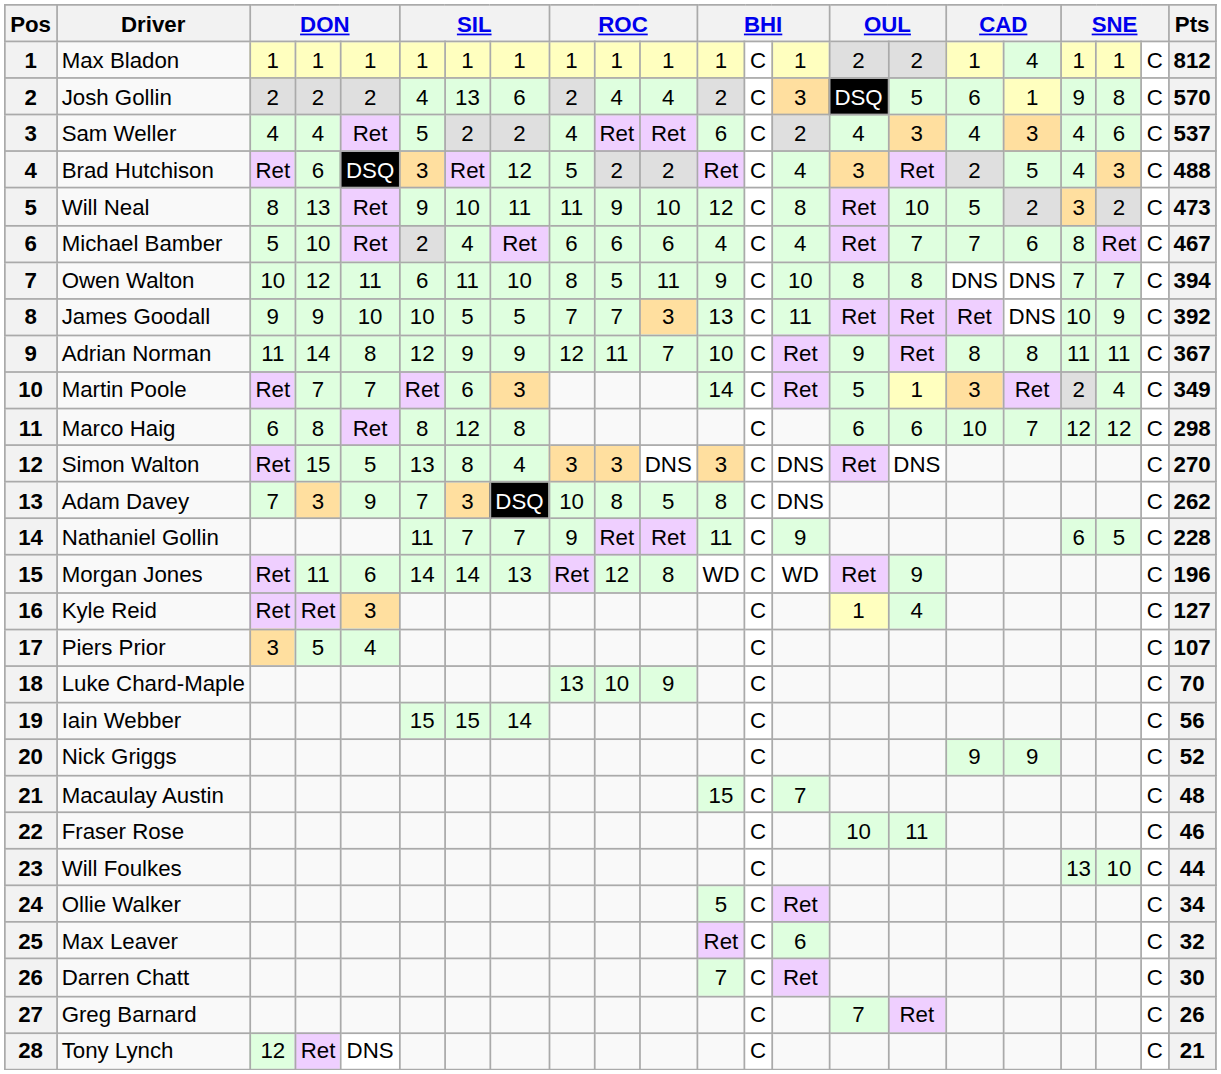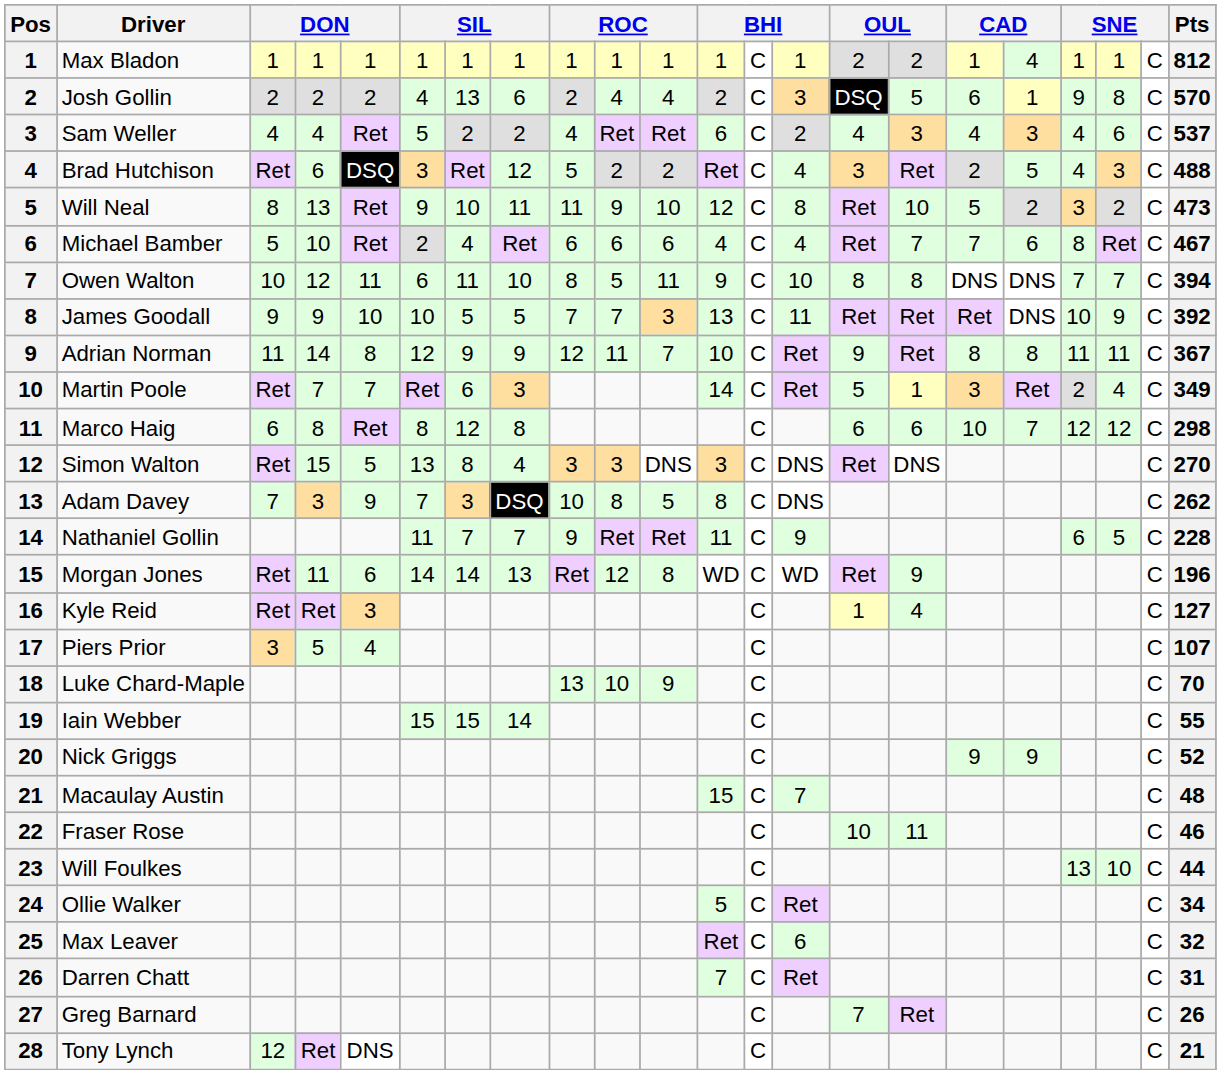(1192, 720) 56 -> (1192, 720) 55
(1192, 977) 30 -> (1192, 977) 31
